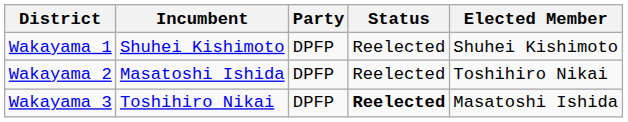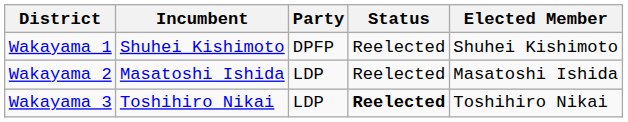(313, 75) DPFP -> (308, 75) LDP
(531, 75) Toshihiro Nikai -> (536, 75) Masatoshi Ishida
(313, 103) DPFP -> (308, 103) LDP
(536, 103) Masatoshi Ishida -> (531, 103) Toshihiro Nikai
